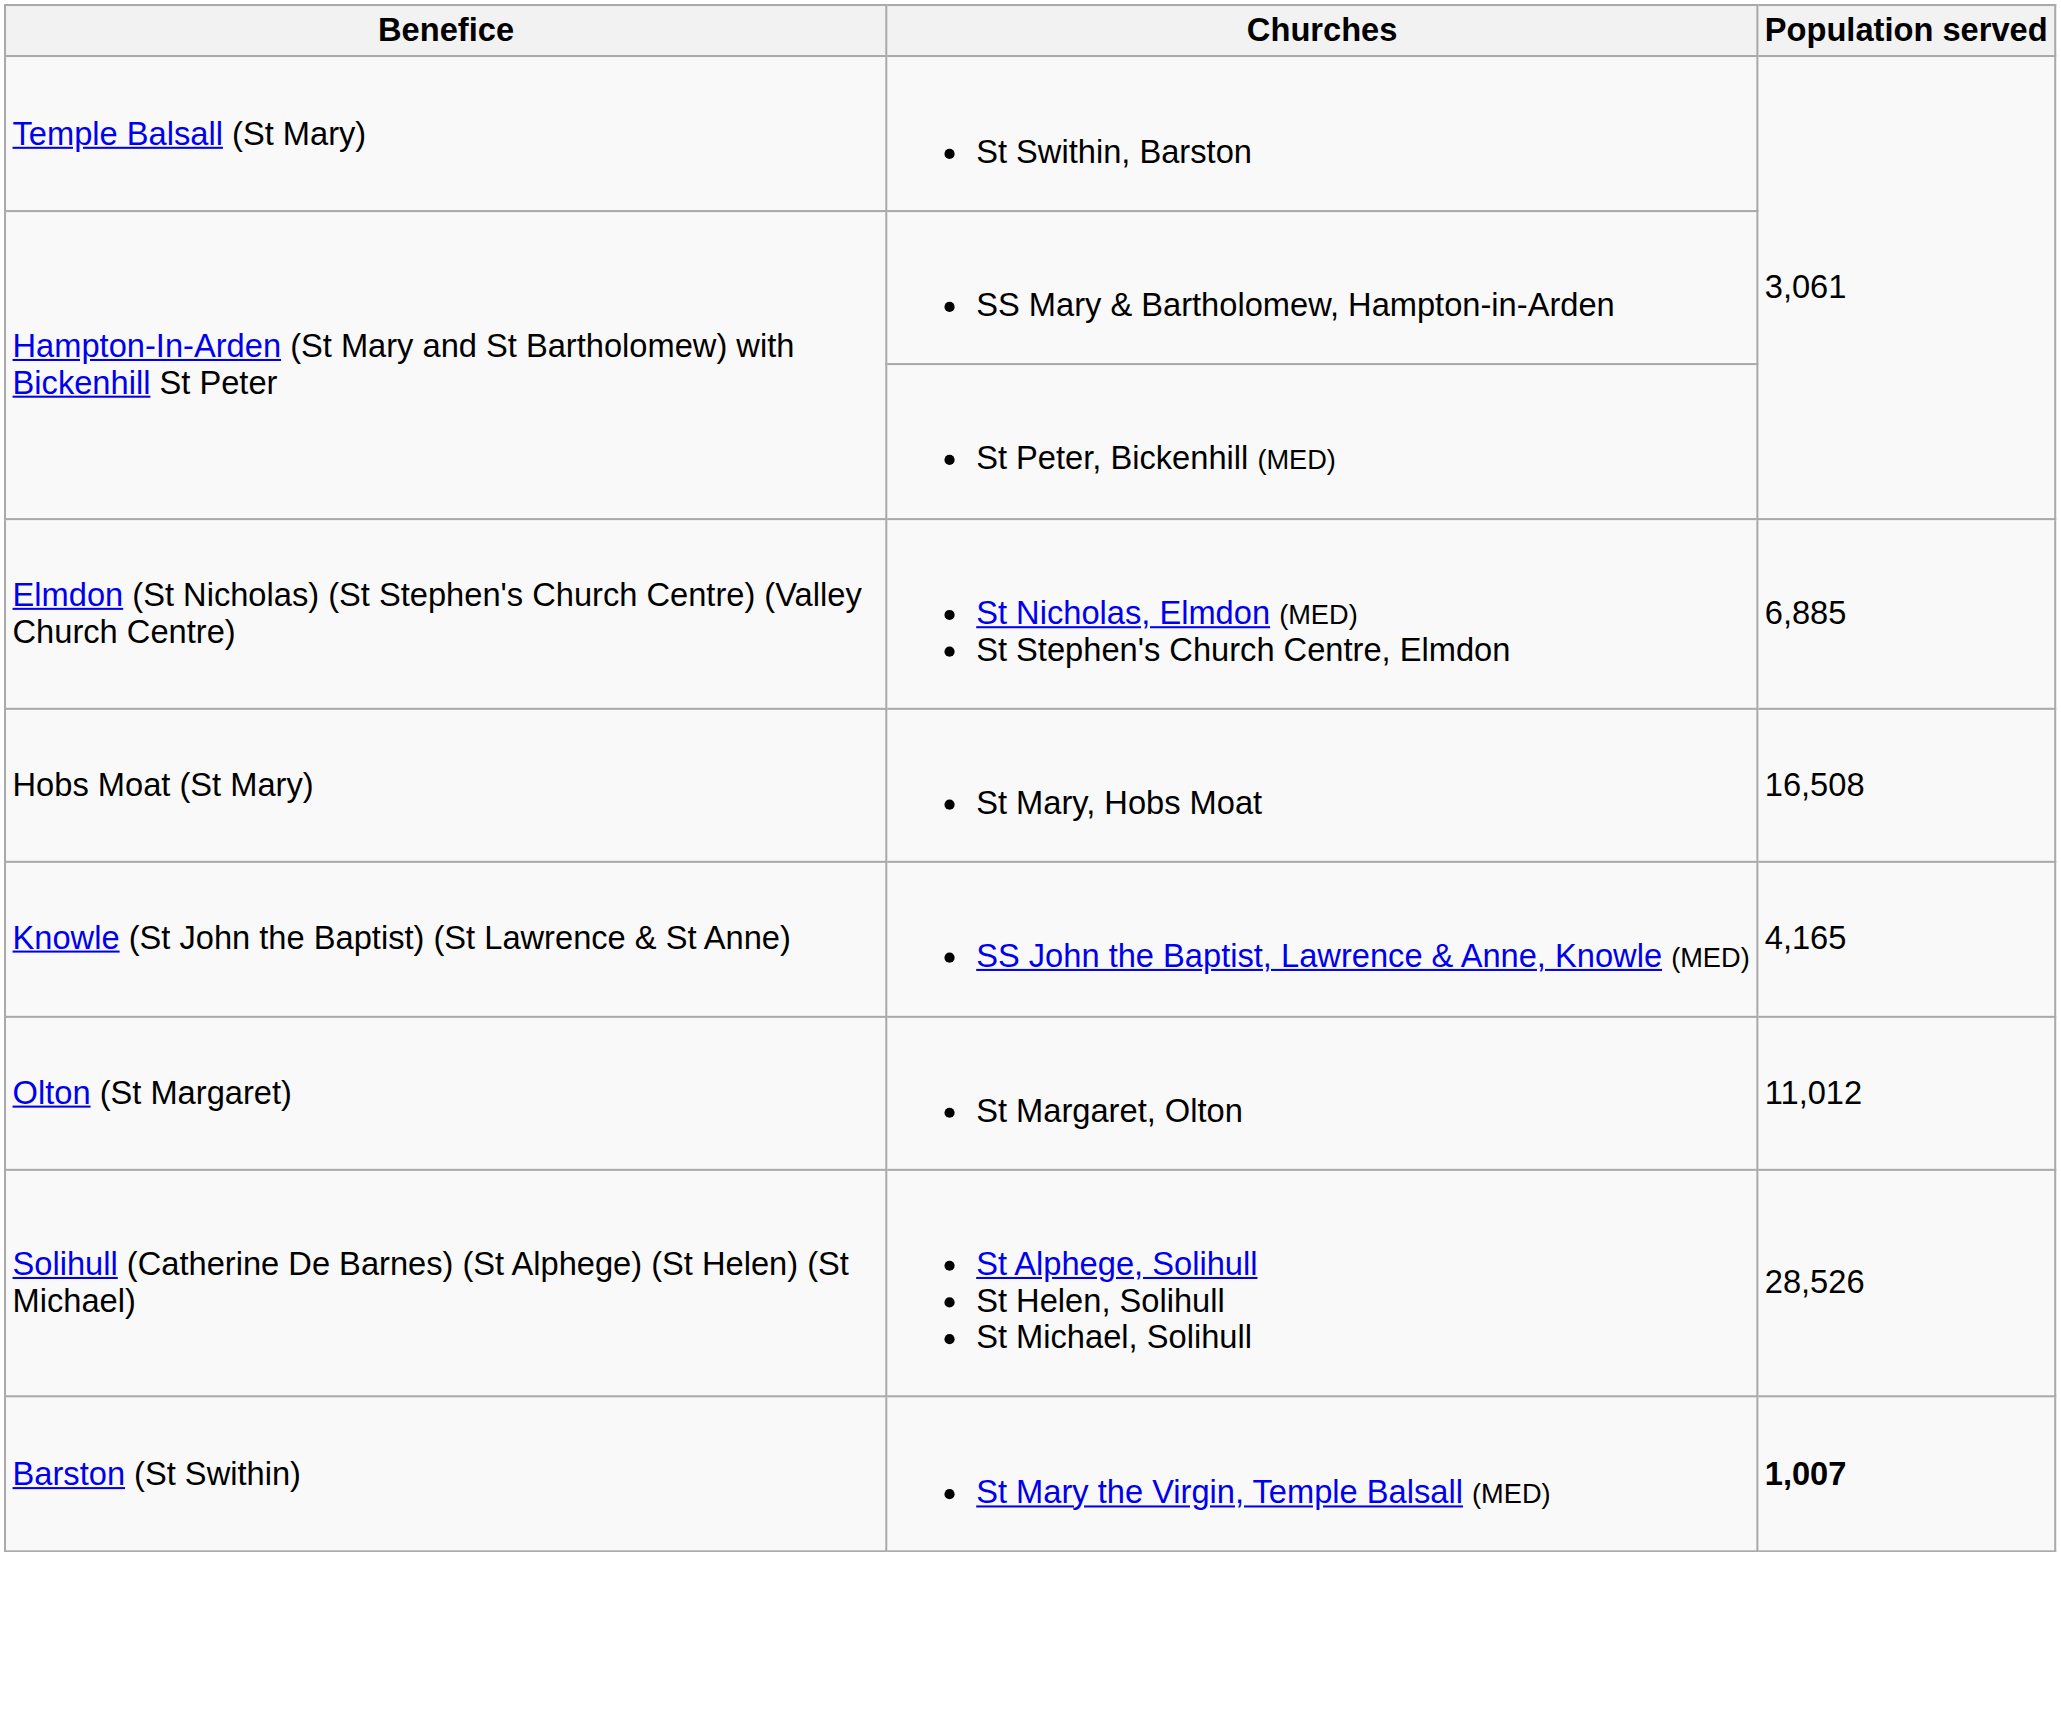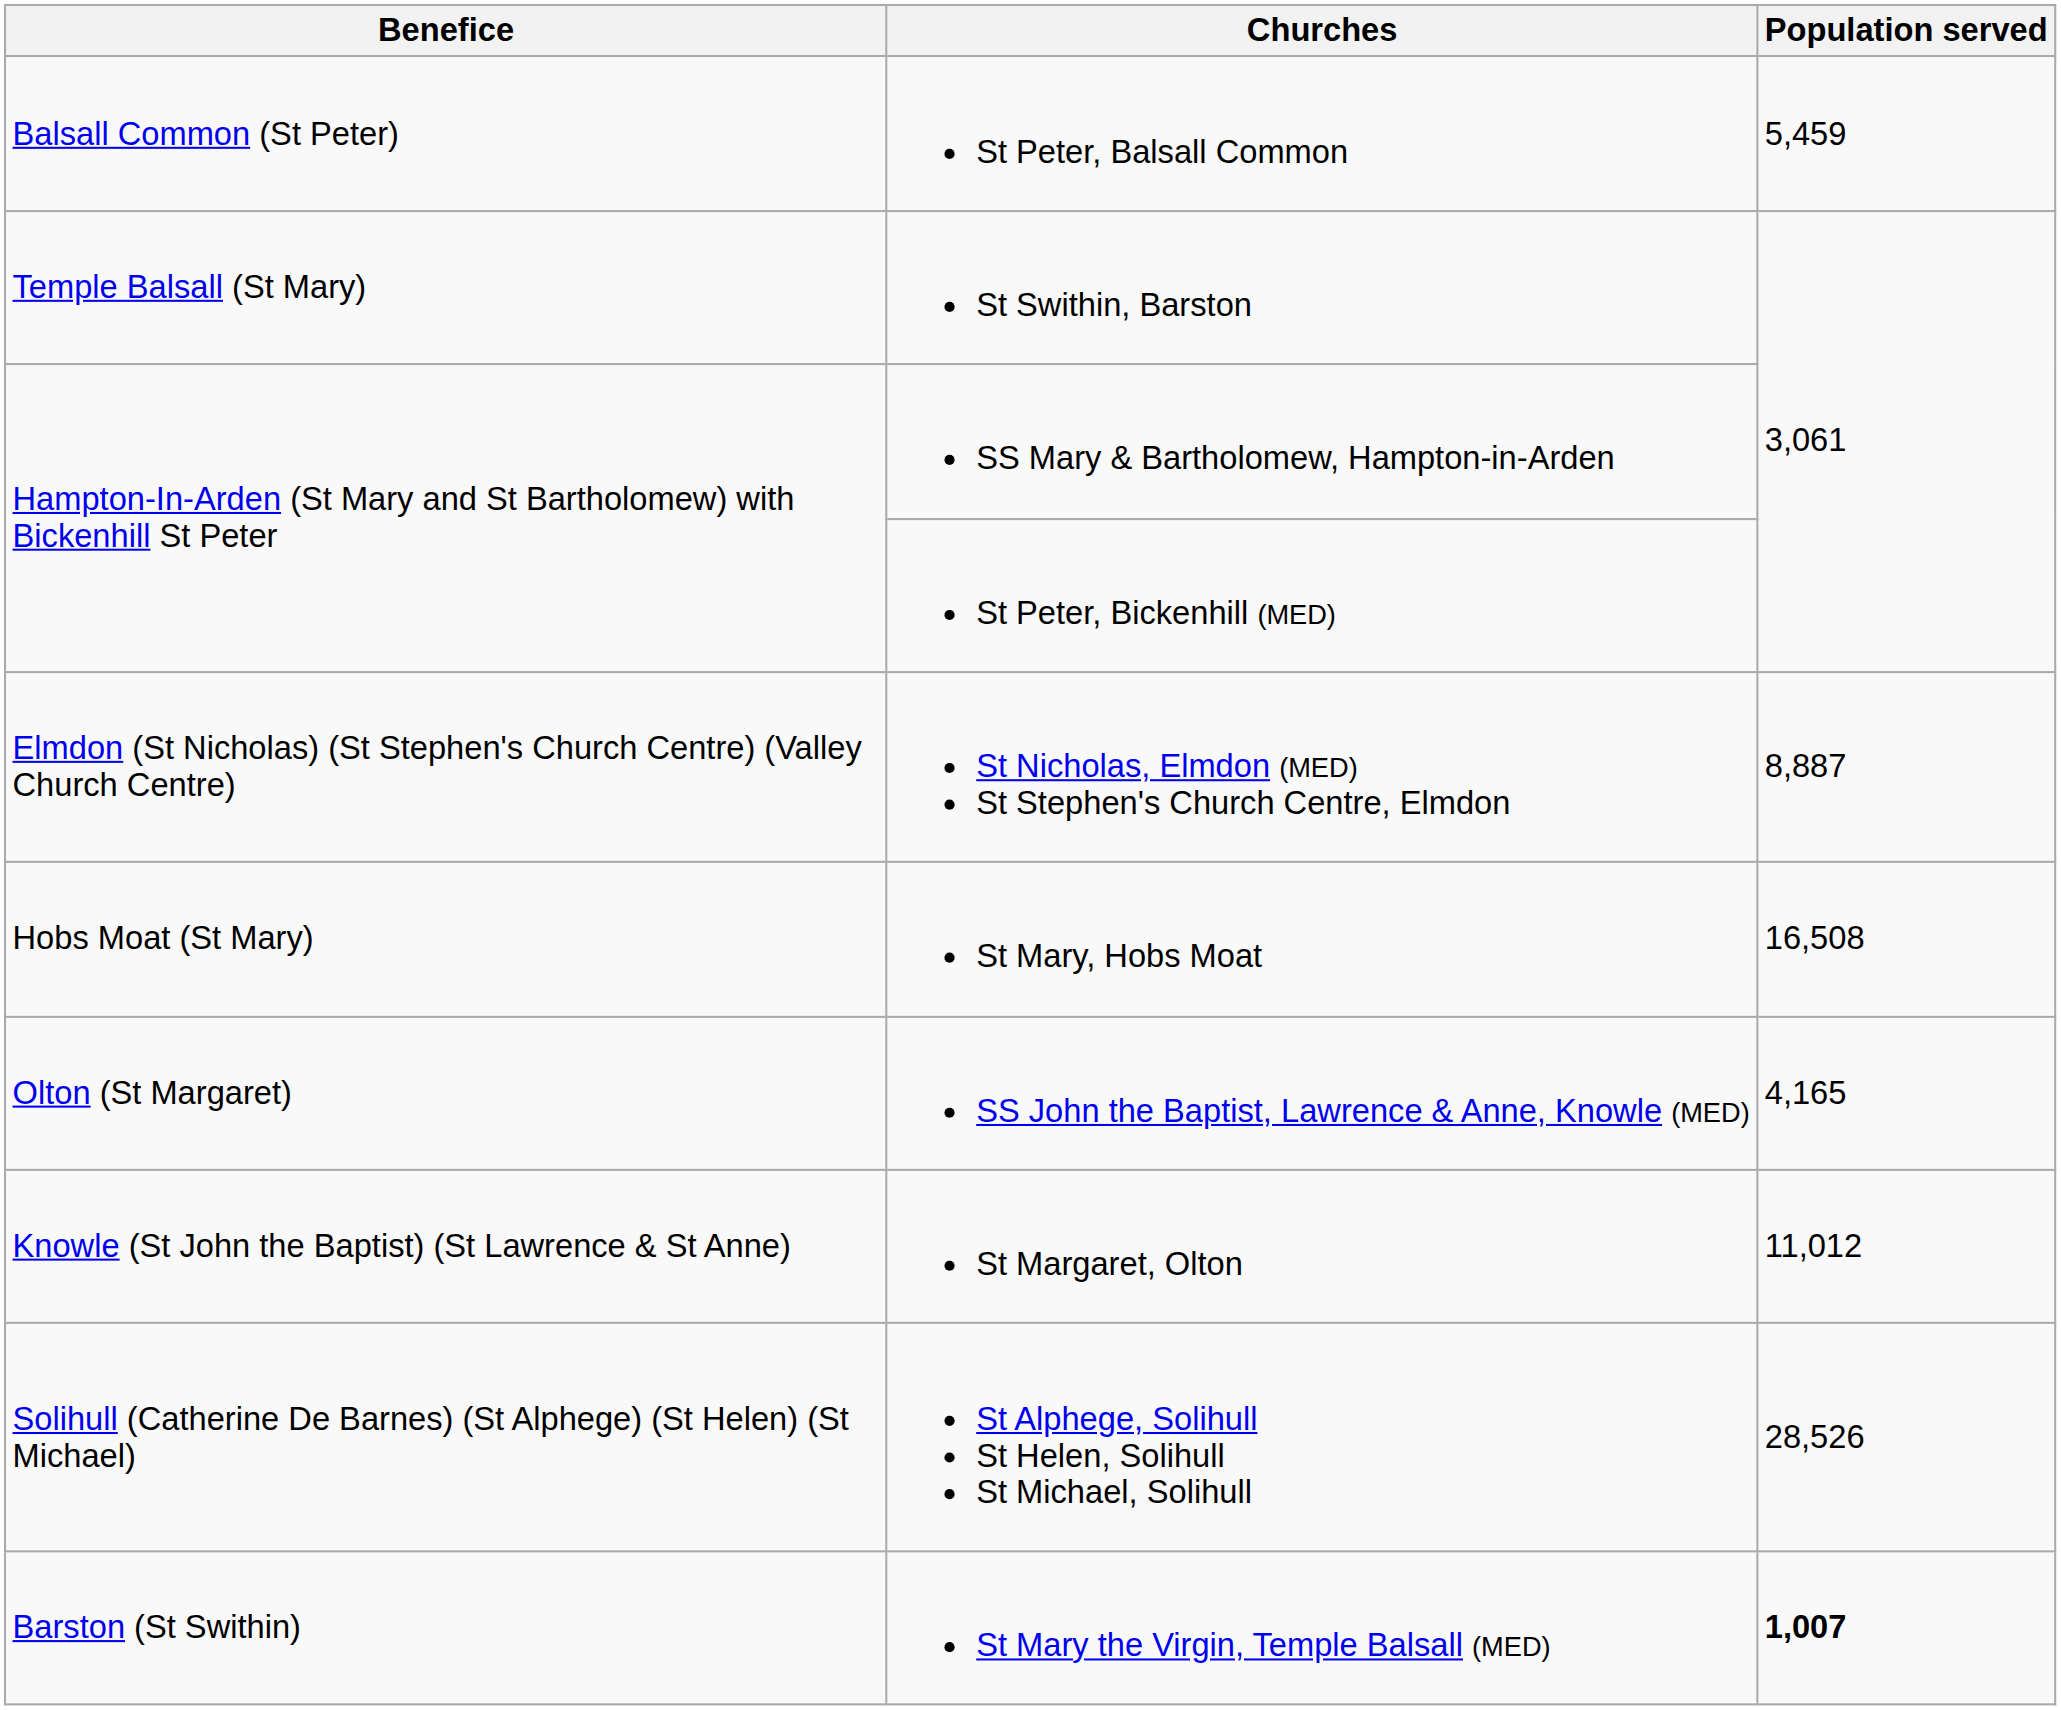+ row: (1322, 152)
(1806, 612) 6,885 -> (1806, 766) 8,887
(402, 938) Knowle (St John the Baptist) (St Lawrence & St Anne) -> (152, 1092) Olton (St Margaret)
(152, 1092) Olton (St Margaret) -> (402, 1246) Knowle (St John the Baptist) (St Lawrence & St Anne)
